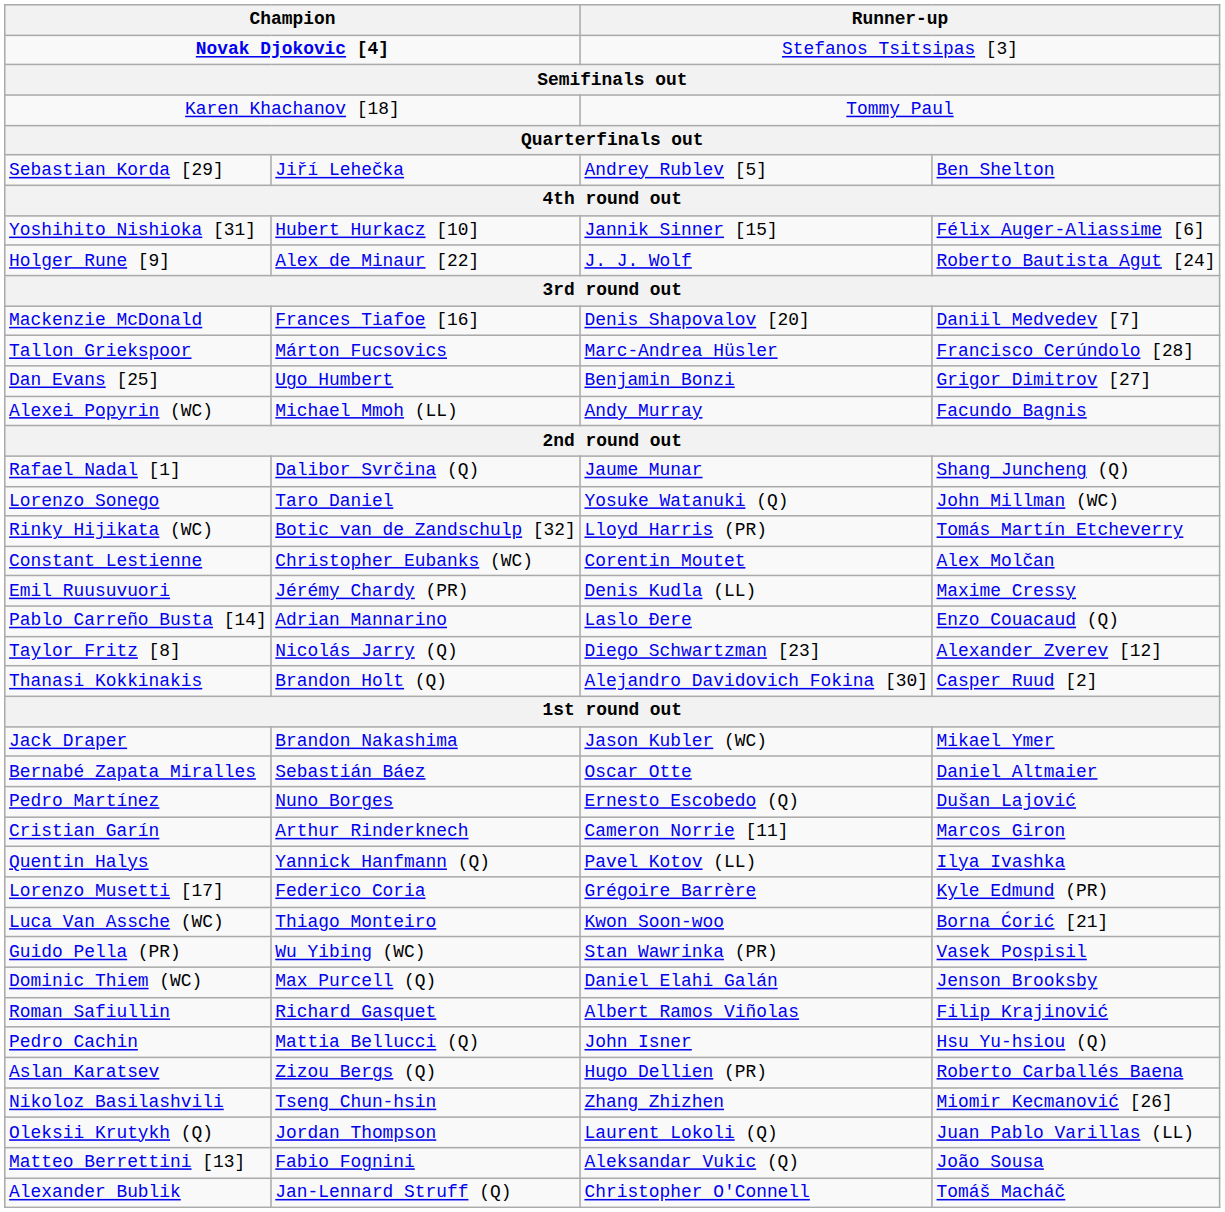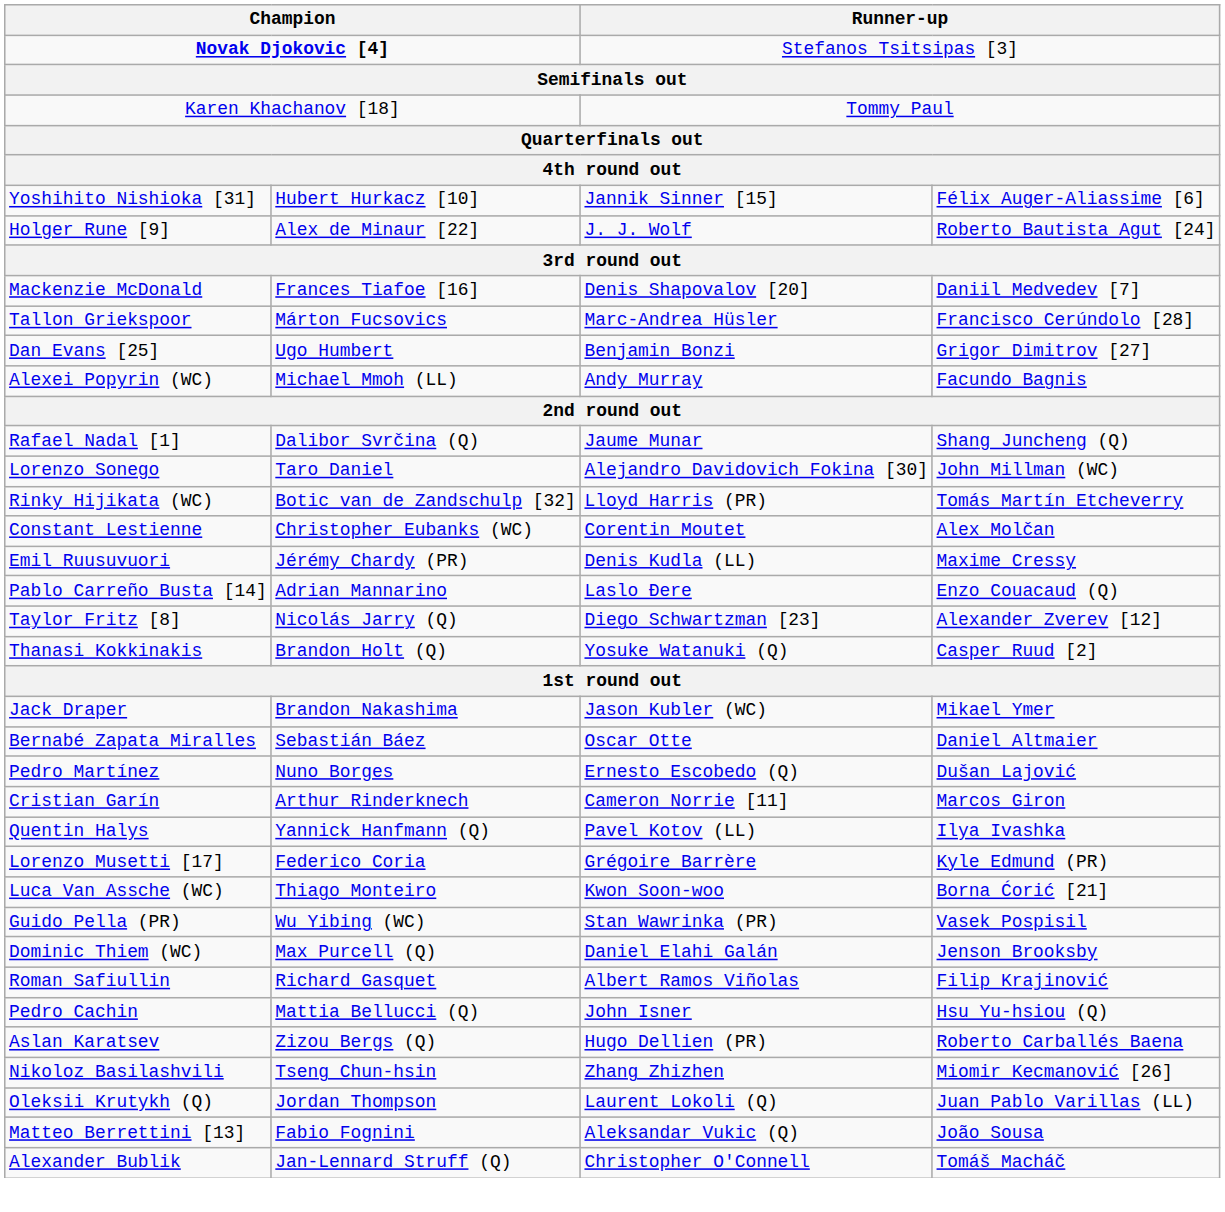- row: (116, 170)
(686, 501) Yosuke Watanuki (Q) -> (756, 471) Alejandro Davidovich Fokina [30]
(756, 681) Alejandro Davidovich Fokina [30] -> (686, 651) Yosuke Watanuki (Q)
